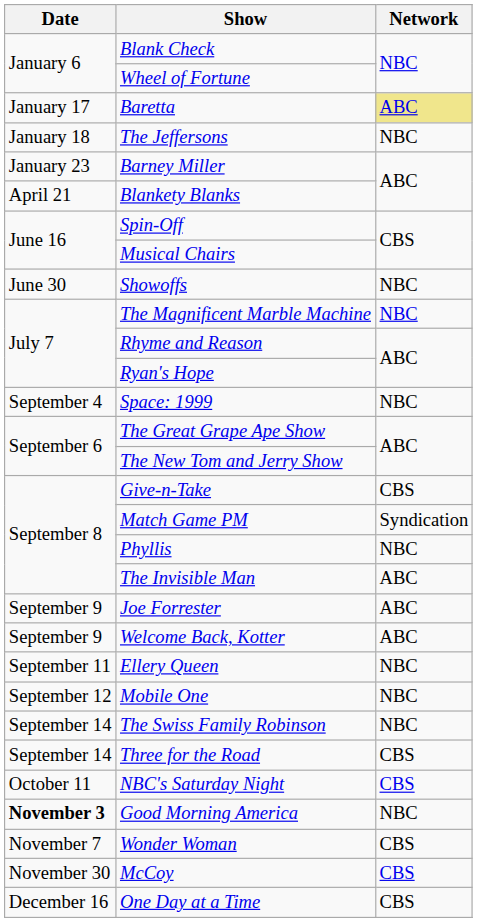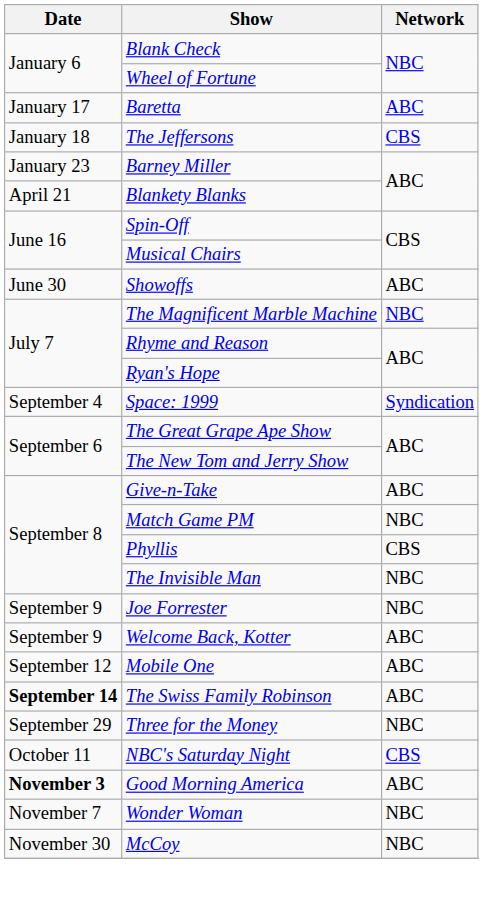(399, 107) khaki background -> (404, 107) no background
(399, 136) NBC -> (403, 136) CBS
(399, 284) NBC -> (404, 284) ABC
(399, 401) NBC -> (430, 401) Syndication
(397, 490) CBS -> (404, 490) ABC
(424, 519) Syndication -> (404, 519) NBC
(399, 549) NBC -> (403, 549) CBS
(399, 578) ABC -> (404, 578) NBC
(399, 607) ABC -> (404, 607) NBC
- row: (169, 666)
(399, 696) NBC -> (404, 666) ABC
(60, 725) normal -> (63, 696) bold
(399, 725) NBC -> (404, 696) ABC
- row: (190, 755)
+ row: (202, 725)
(399, 813) NBC -> (404, 784) ABC
(397, 843) CBS -> (404, 813) NBC
(397, 872) CBS -> (404, 843) NBC
- row: (190, 902)
